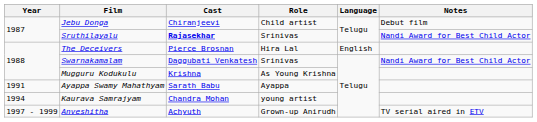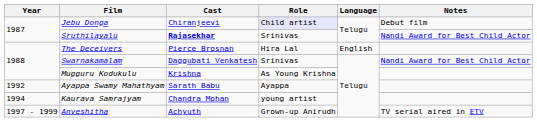(289, 23) no background -> (289, 23) lavender background
(16, 86) 1991 -> (16, 86) 1992
